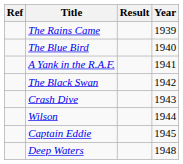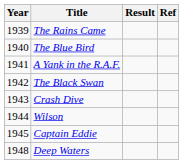columns swapped: (165, 13) <-> (15, 13)
